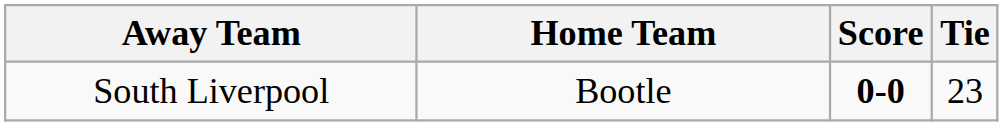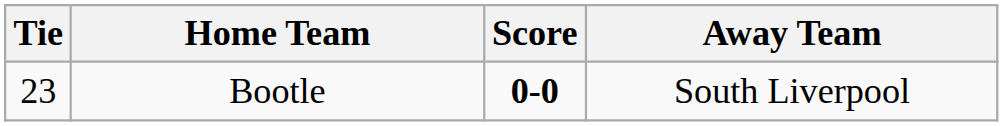columns swapped: (965, 33) <-> (211, 33)
